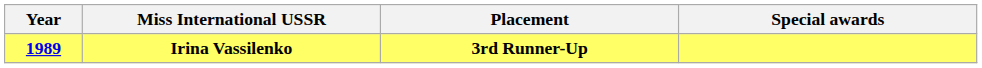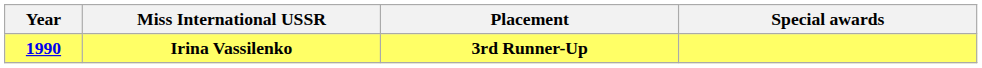(43, 48) 1989 -> (43, 48) 1990
